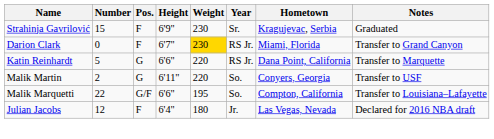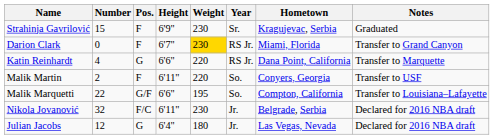(97, 61) 5 -> (97, 61) 4
(140, 77) G -> (139, 77) F
+ row: (43, 110)
(139, 110) F -> (140, 126) G
